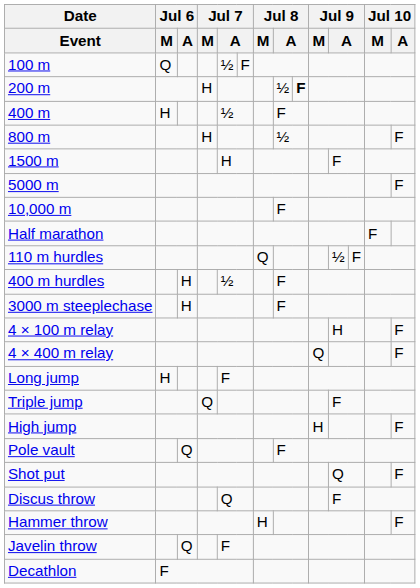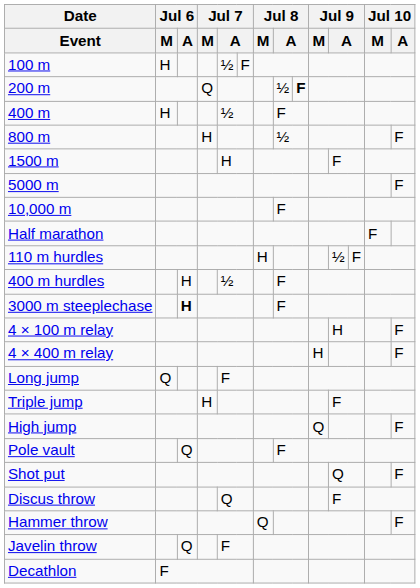(165, 64) Q -> (165, 64) H
(207, 88) H -> (207, 88) Q
(263, 257) Q -> (262, 257) H
(186, 305) normal -> (186, 305) bold
(318, 354) Q -> (318, 354) H
(165, 378) H -> (165, 378) Q
(207, 402) Q -> (207, 402) H
(318, 426) H -> (318, 426) Q
(262, 522) H -> (263, 522) Q
